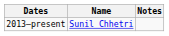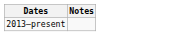- column: (101, 11)
